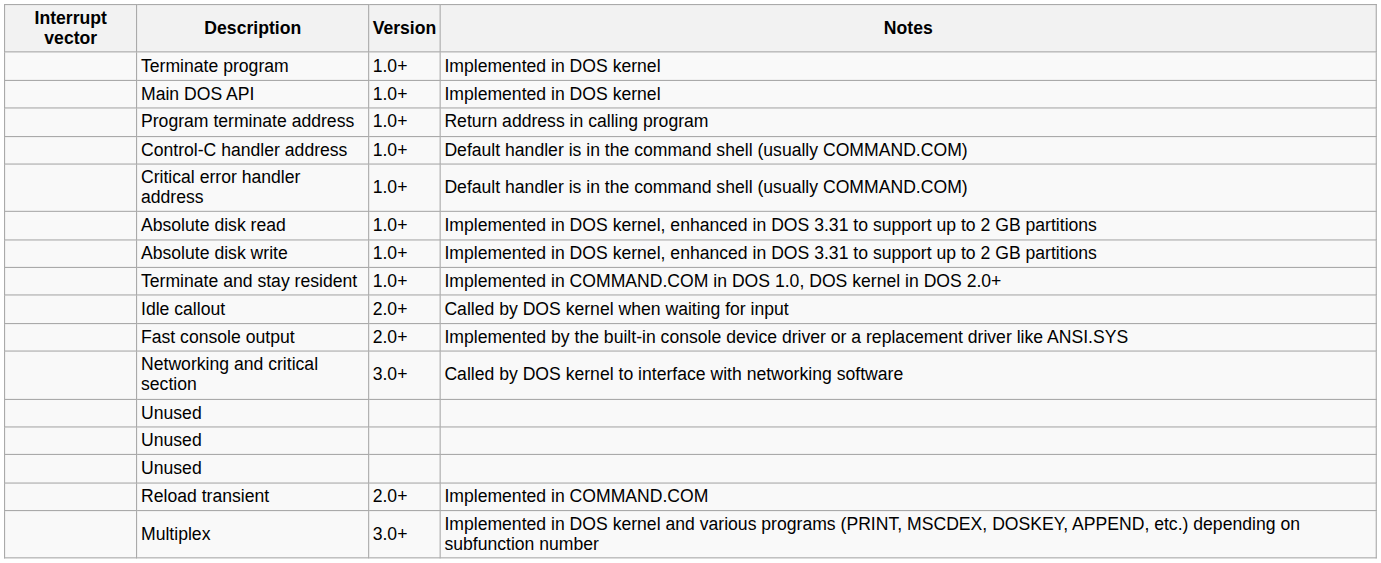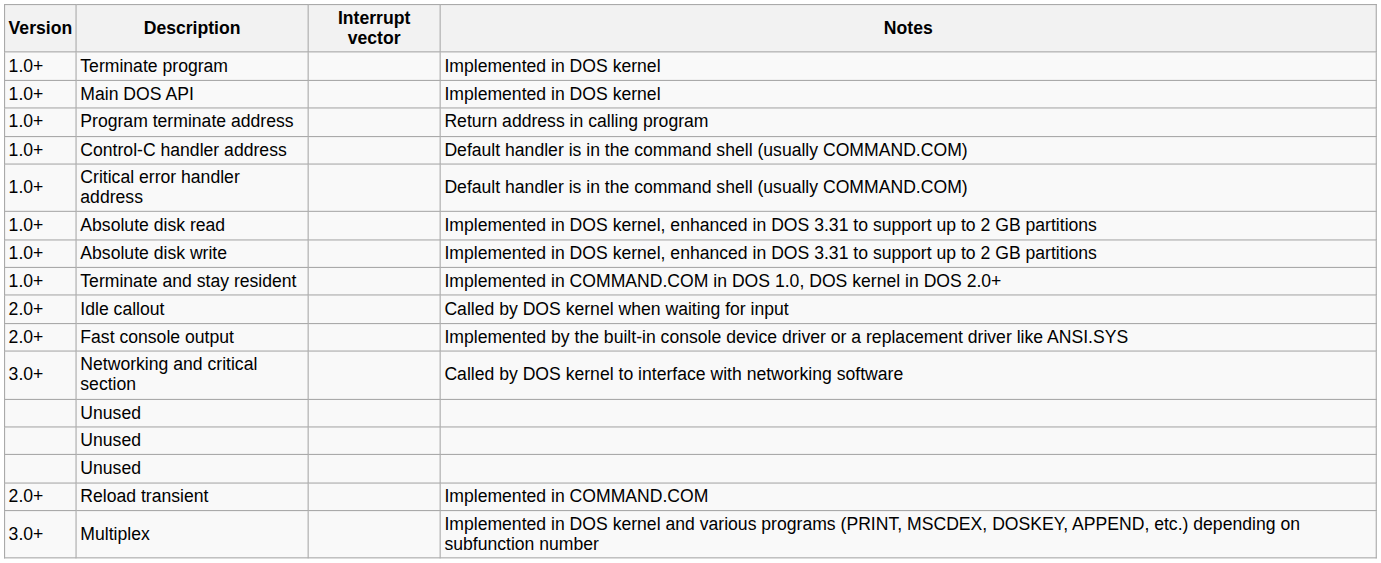columns swapped: (71, 28) <-> (404, 28)
